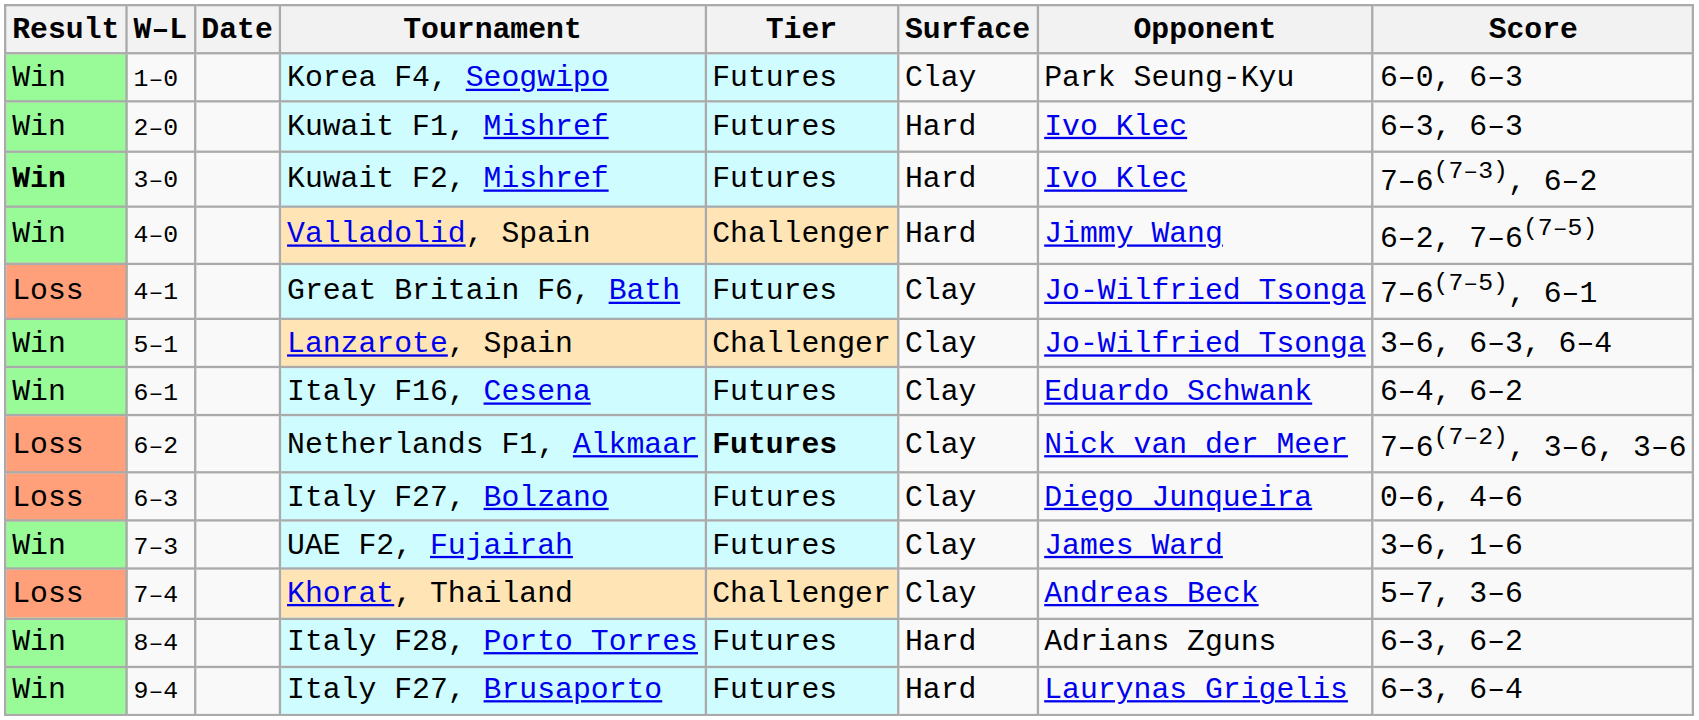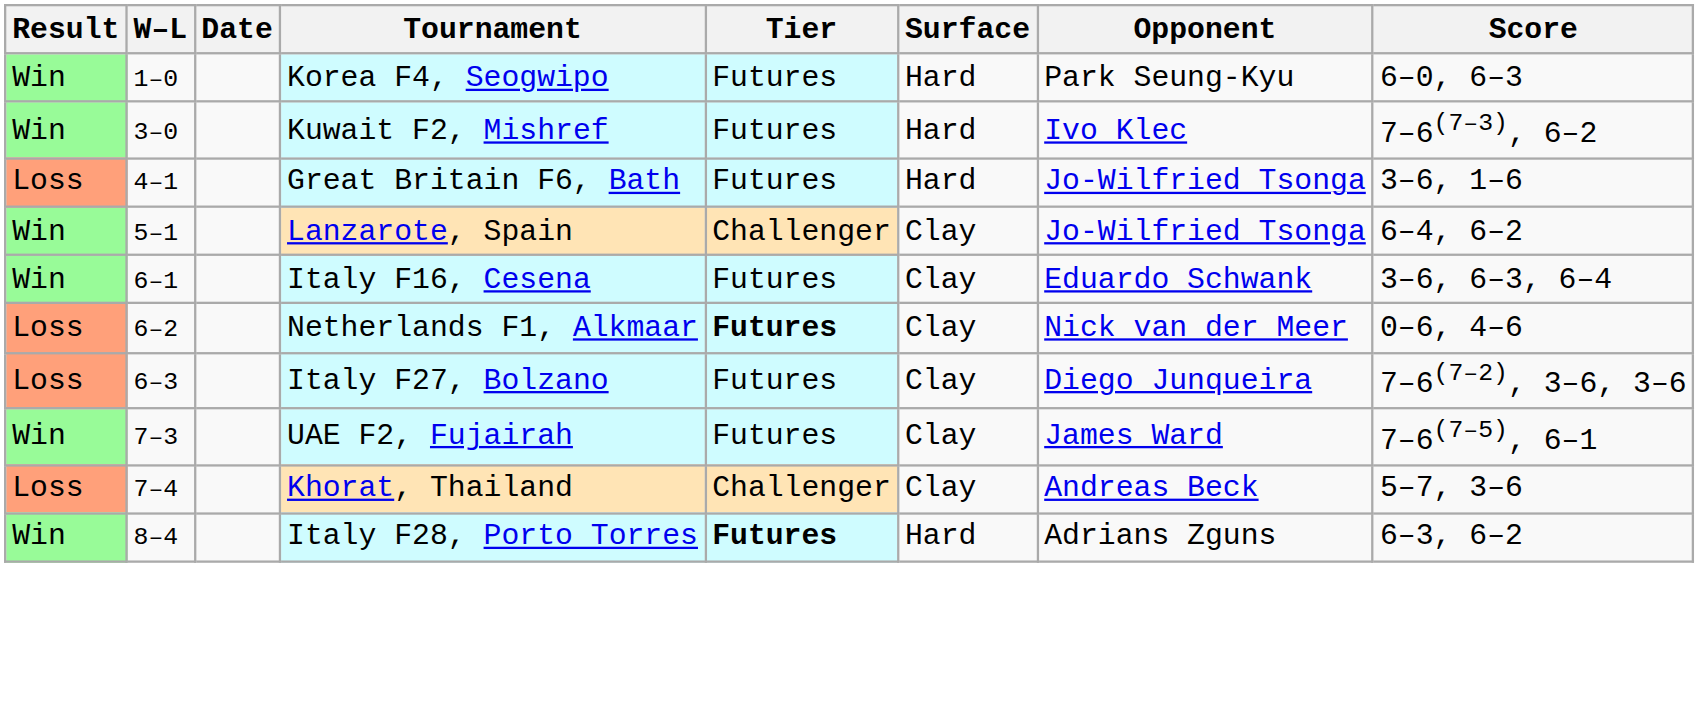(941, 78) Clay -> (941, 78) Hard
- row: (448, 126)
(39, 179) bold -> (39, 130) normal
- row: (439, 235)
(941, 291) Clay -> (941, 183) Hard
(1489, 291) 7–6(7–5), 6–1 -> (1451, 183) 3–6, 1–6
(1496, 343) 3–6, 6–3, 6–4 -> (1451, 231) 6–4, 6–2
(1451, 392) 6–4, 6–2 -> (1496, 280) 3–6, 6–3, 6–4
(1533, 444) 7–6(7–2), 3–6, 3–6 -> (1451, 328) 0–6, 4–6
(1451, 497) 0–6, 4–6 -> (1533, 380) 7–6(7–2), 3–6, 3–6
(1451, 545) 3–6, 1–6 -> (1489, 437) 7–6(7–5), 6–1
(775, 642) normal -> (775, 537) bold
- row: (475, 691)
